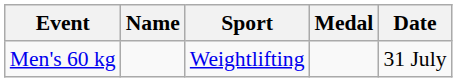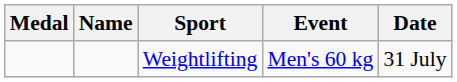columns swapped: (344, 22) <-> (63, 22)
